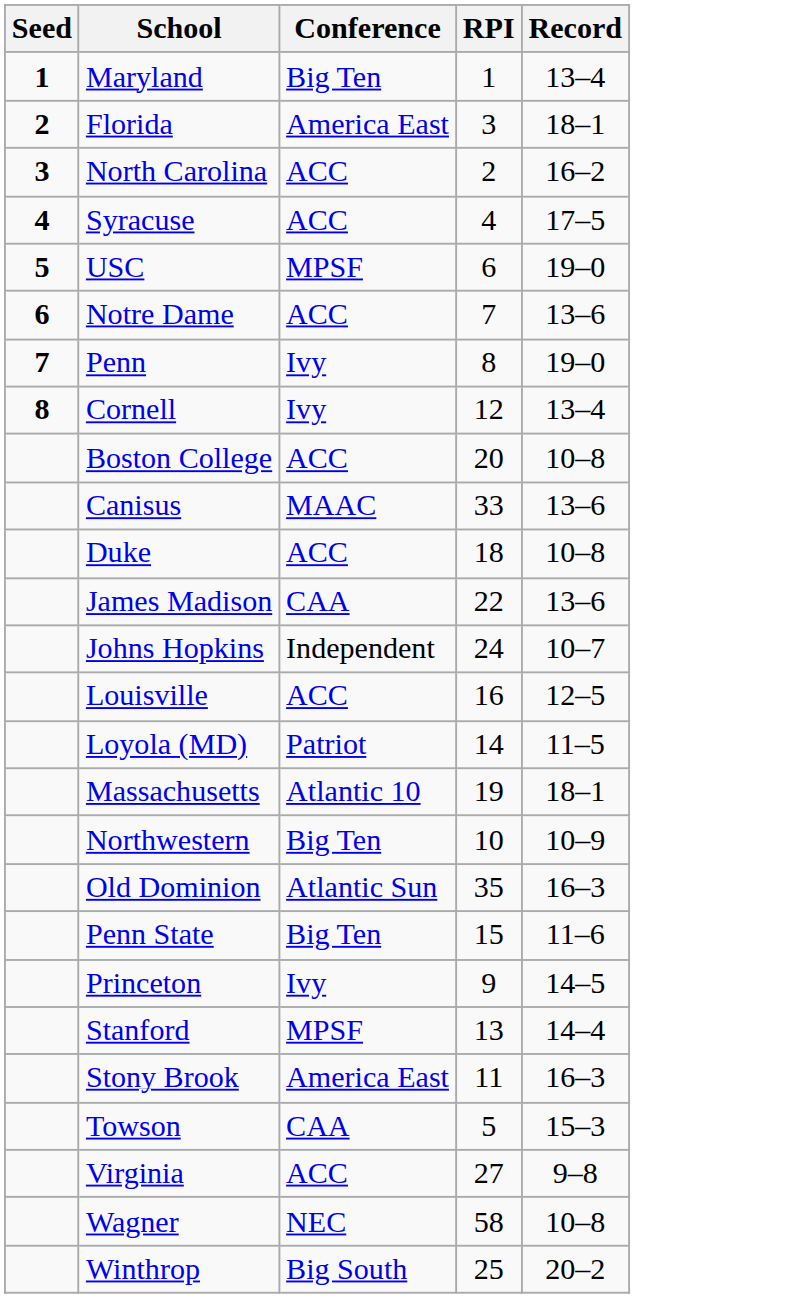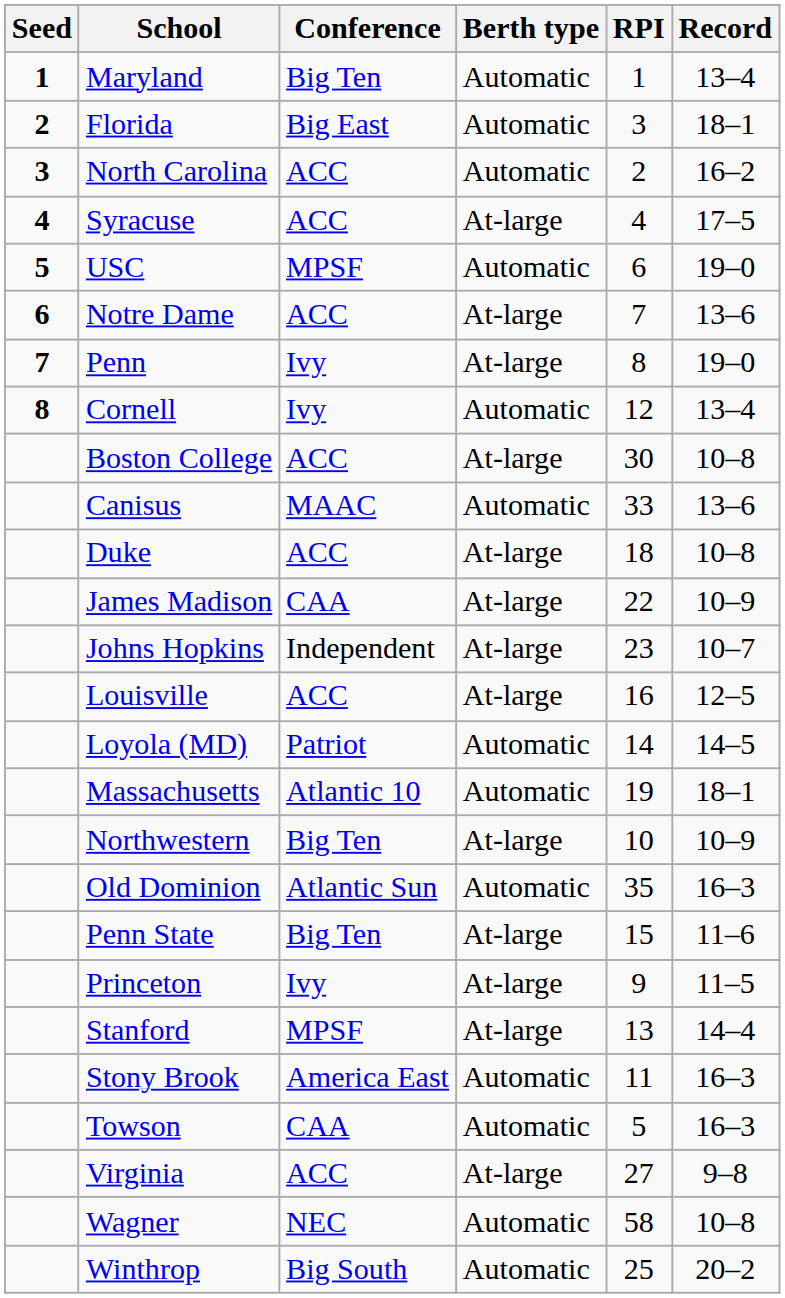+ column: (531, 28)
(368, 123) America East -> (337, 123) Big East
(489, 457) 20 -> (639, 457) 30
(575, 600) 13–6 -> (725, 600) 10–9
(489, 648) 24 -> (639, 648) 23
(575, 743) 11–5 -> (725, 743) 14–5
(575, 982) 14–5 -> (725, 982) 11–5
(575, 1125) 15–3 -> (725, 1125) 16–3
